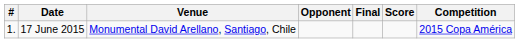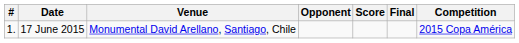columns swapped: (400, 12) <-> (368, 12)
